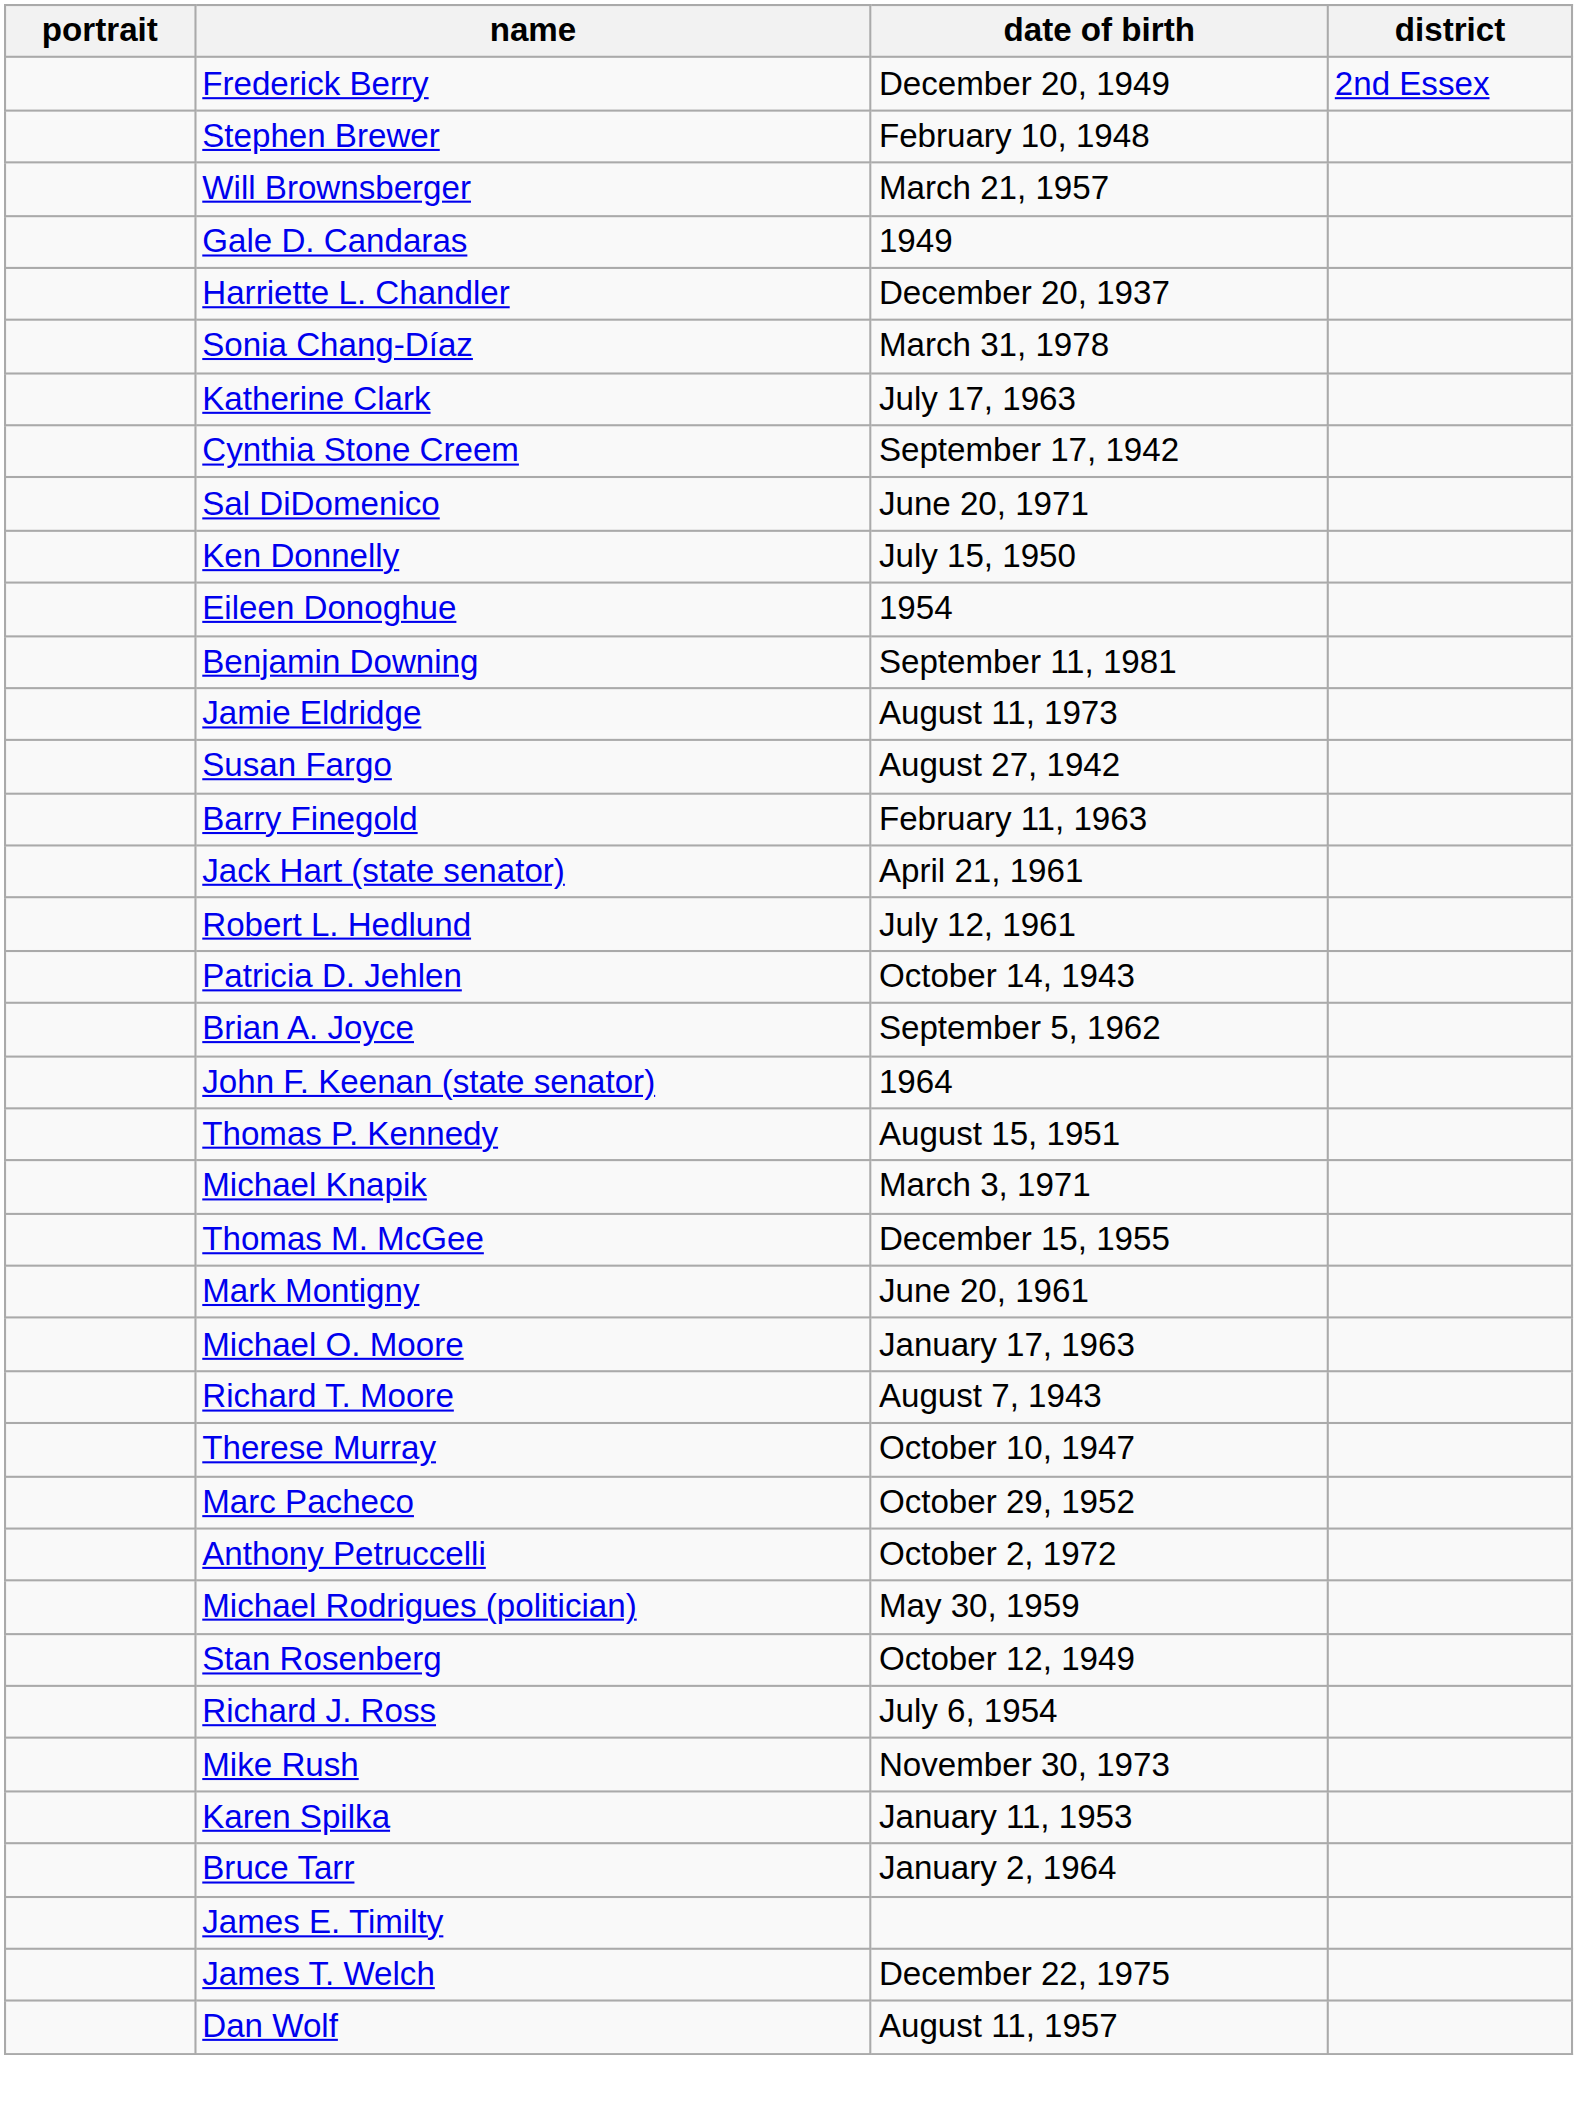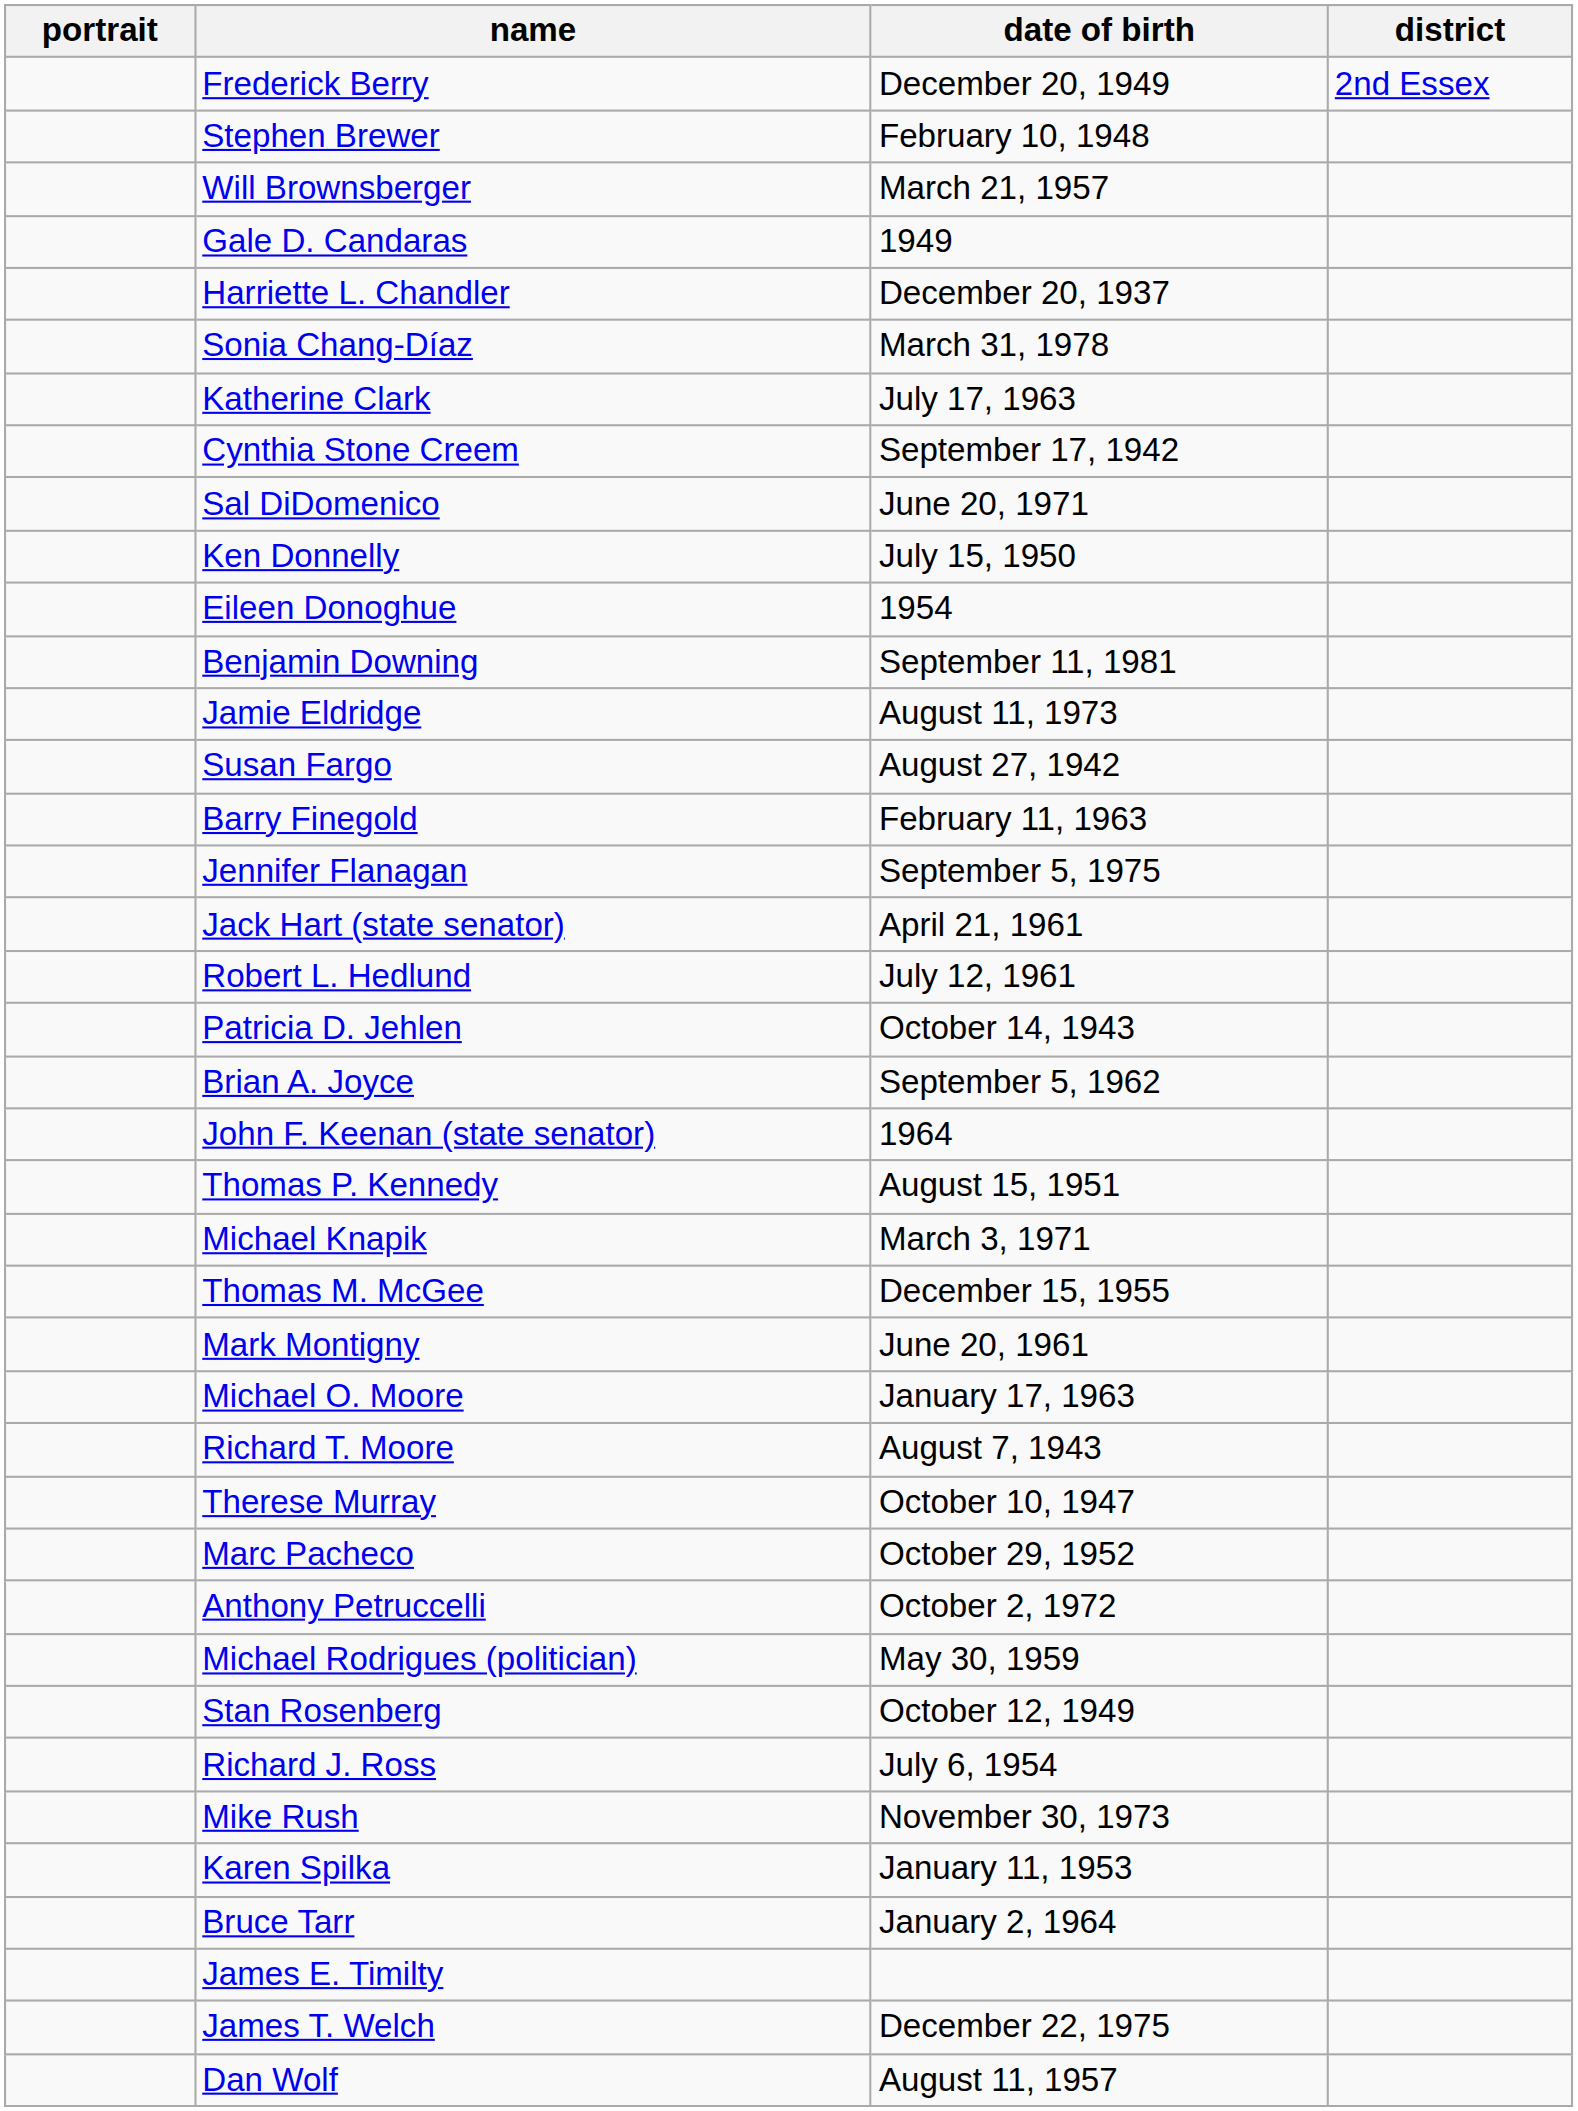+ row: (335, 871)
